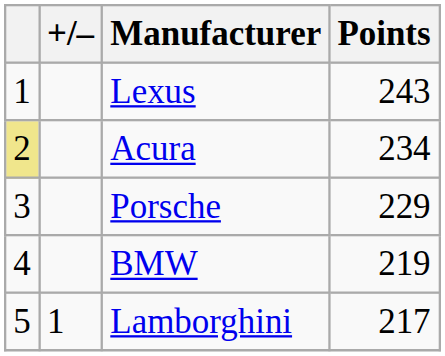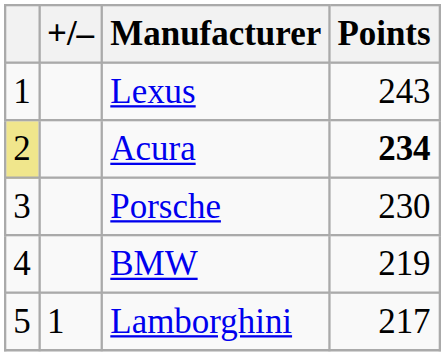(404, 148) normal -> (404, 148) bold
(404, 206) 229 -> (404, 206) 230
